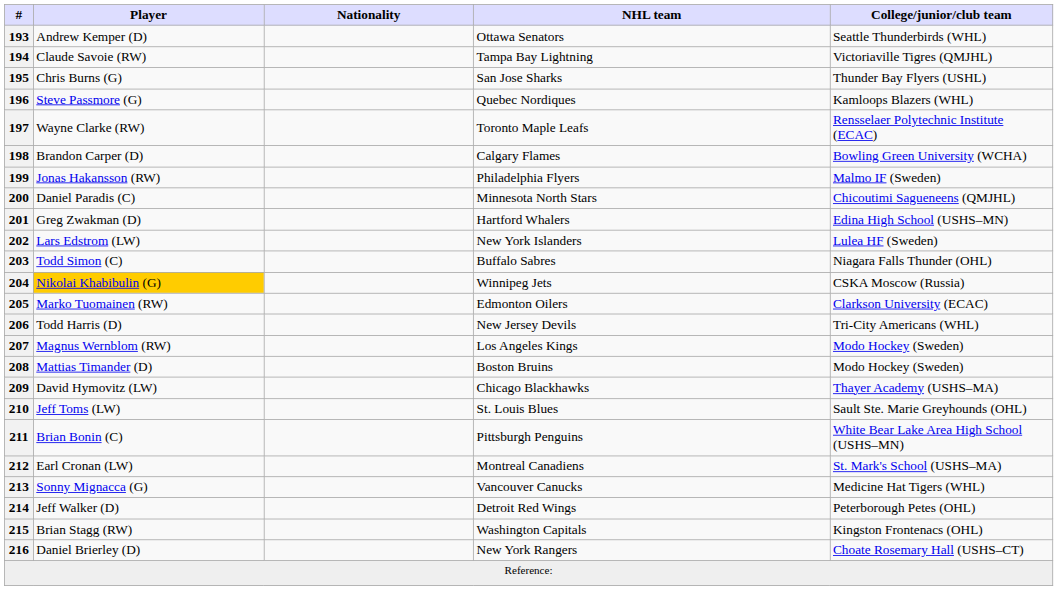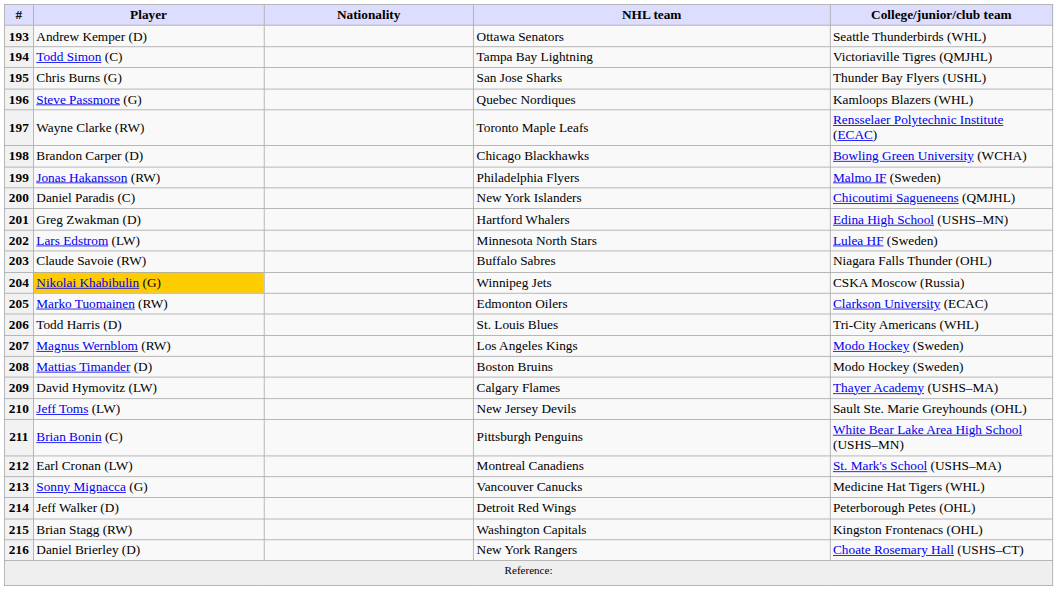(91, 57) Claude Savoie (RW) -> (79, 57) Todd Simon (C)
(518, 156) Calgary Flames -> (533, 156) Chicago Blackhawks
(537, 198) Minnesota North Stars -> (529, 198) New York Islanders
(529, 240) New York Islanders -> (537, 240) Minnesota North Stars
(79, 261) Todd Simon (C) -> (91, 261) Claude Savoie (RW)
(526, 324) New Jersey Devils -> (517, 324) St. Louis Blues
(533, 388) Chicago Blackhawks -> (518, 388) Calgary Flames
(517, 409) St. Louis Blues -> (526, 409) New Jersey Devils
